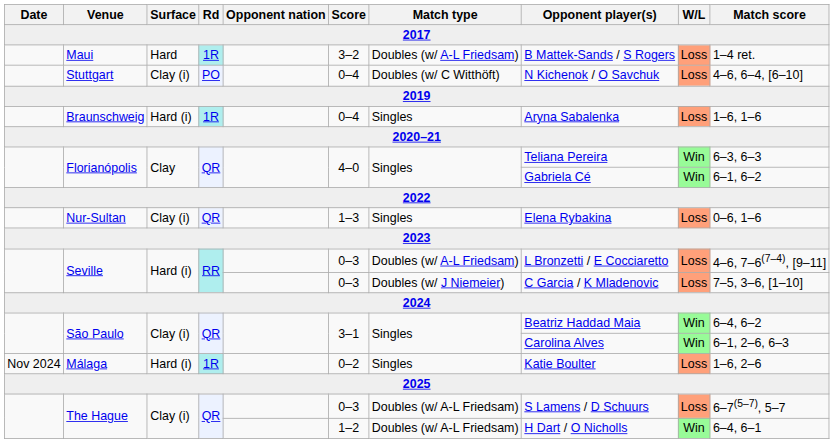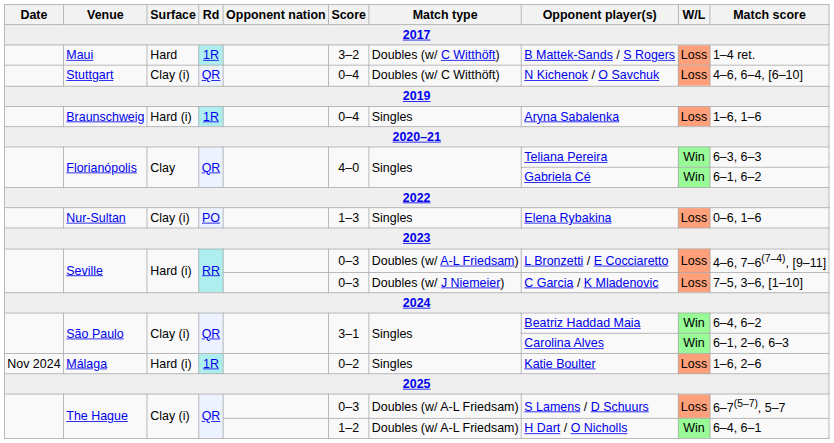(445, 55) Doubles (w/ A-L Friedsam) -> (436, 55) Doubles (w/ C Witthöft)
(211, 76) PO -> (211, 76) QR
(211, 218) QR -> (211, 218) PO
